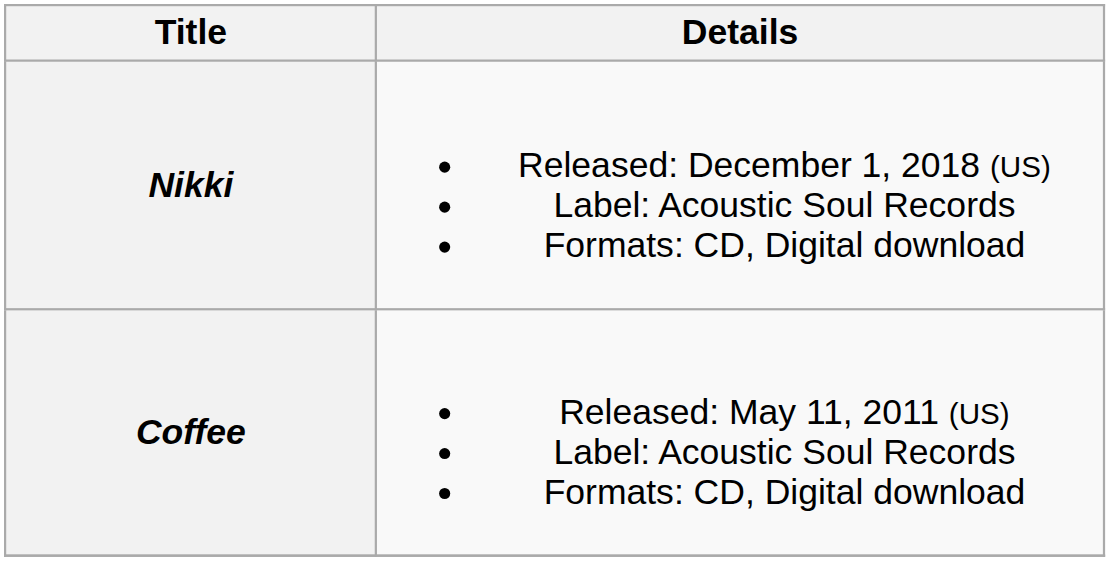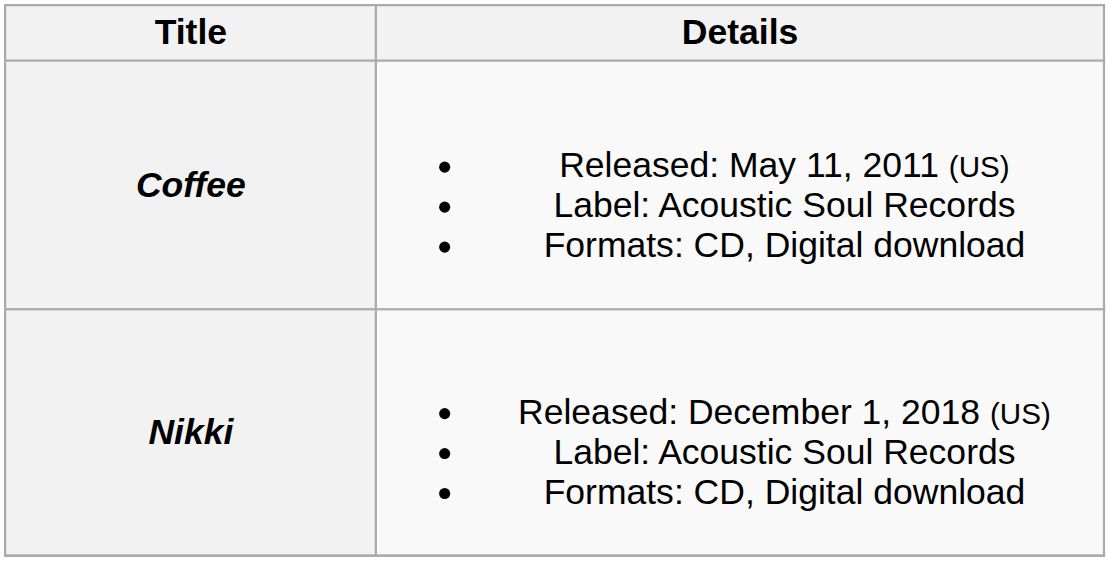rows swapped: (191, 431) <-> (191, 184)
